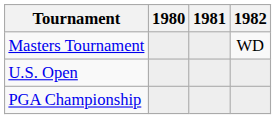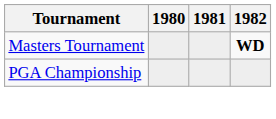(250, 45) normal -> (250, 45) bold
- row: (43, 72)
